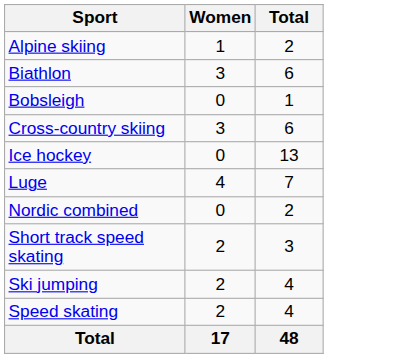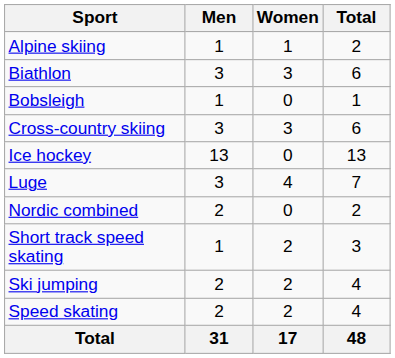+ column: (219, 18)
